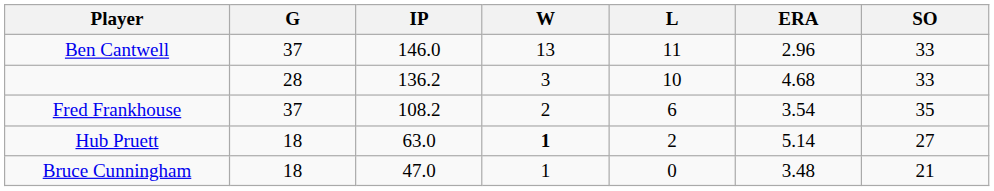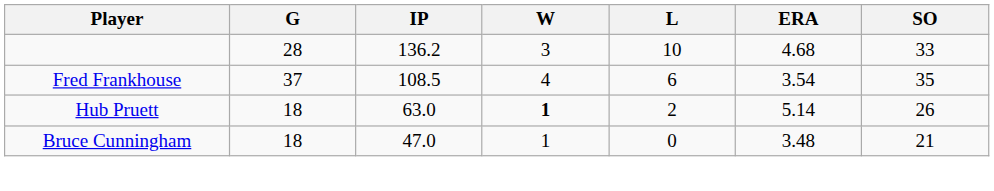- row: (117, 49)
(419, 110) 108.2 -> (419, 79) 108.5
(546, 110) 2 -> (546, 79) 4
(925, 140) 27 -> (925, 110) 26
